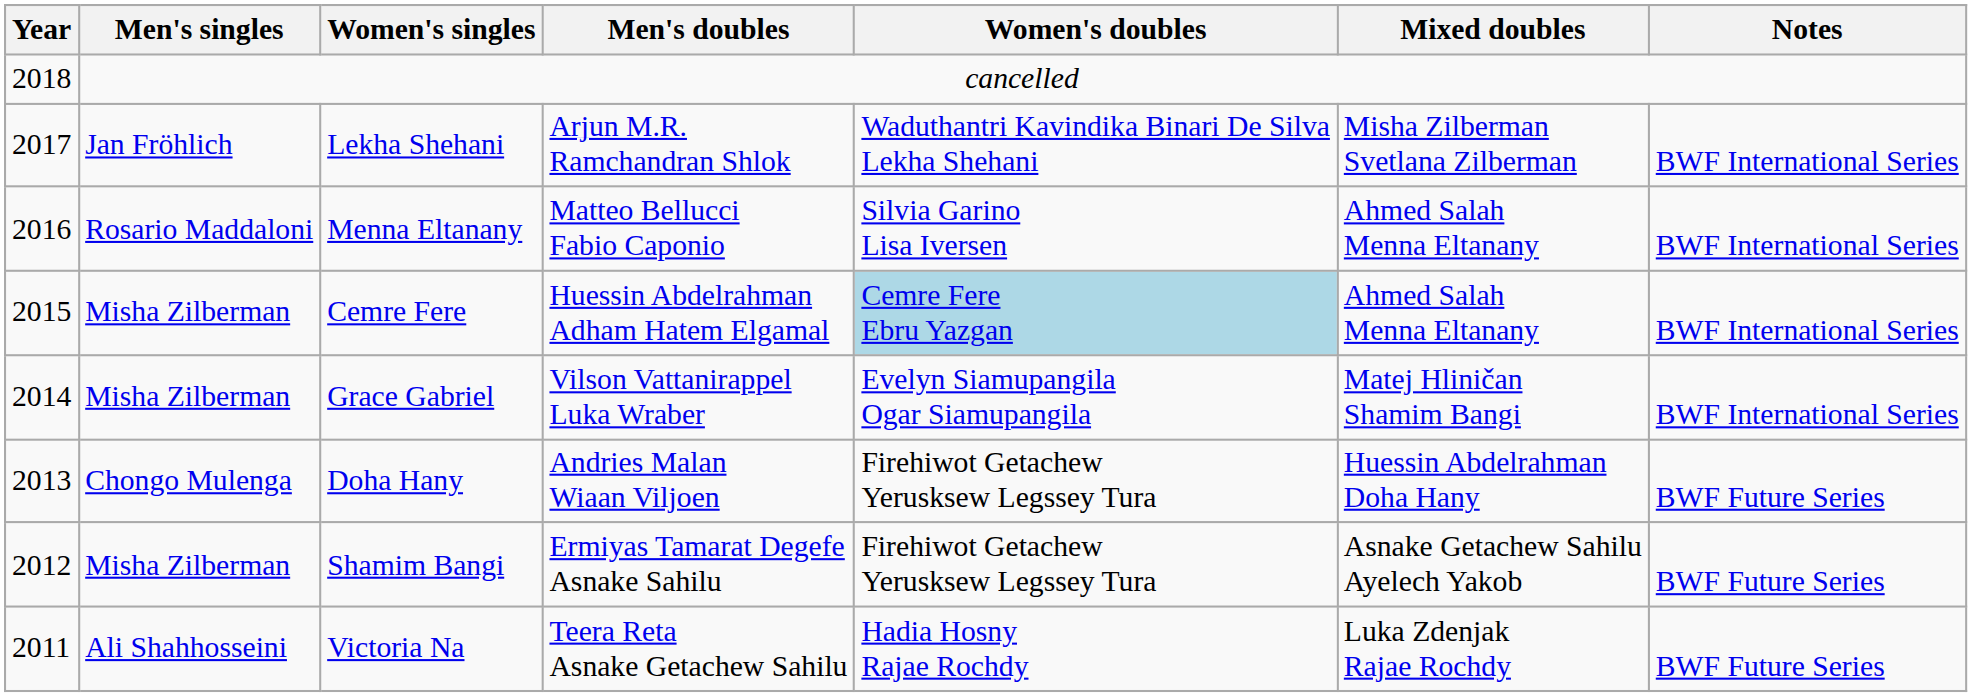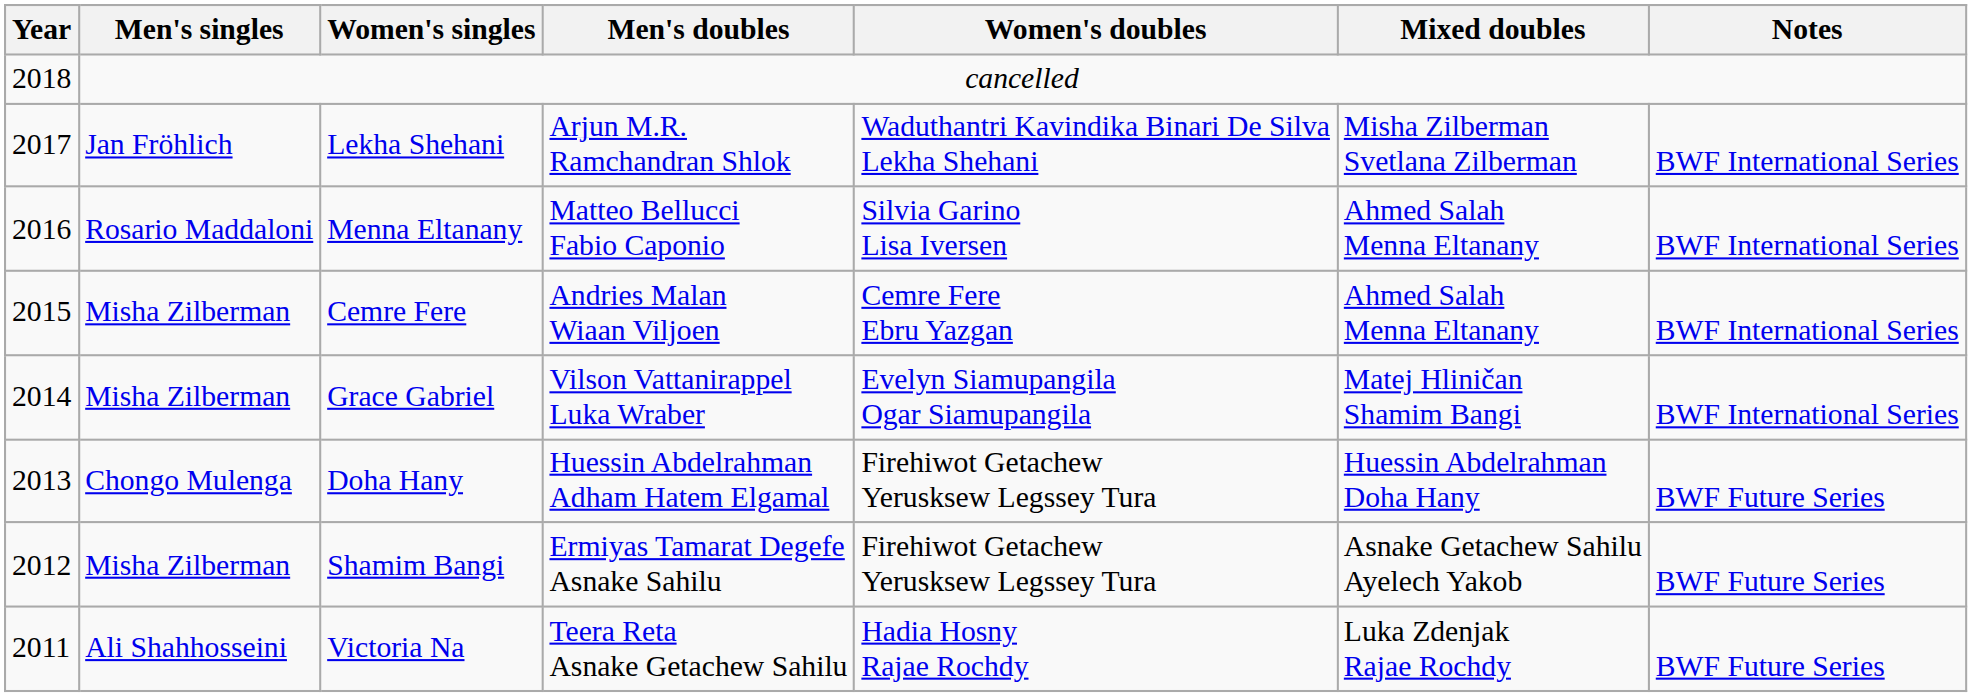(689, 312) Huessin Abdelrahman Adham Hatem Elgamal -> (638, 312) Andries Malan Wiaan Viljoen
(937, 312) lightblue background -> (937, 312) no background
(638, 480) Andries Malan Wiaan Viljoen -> (689, 480) Huessin Abdelrahman Adham Hatem Elgamal
